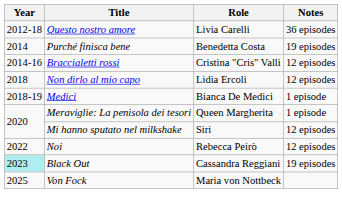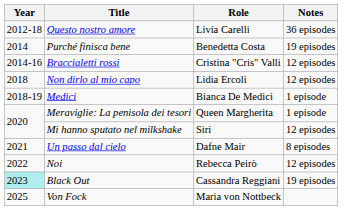+ row: (86, 146)
